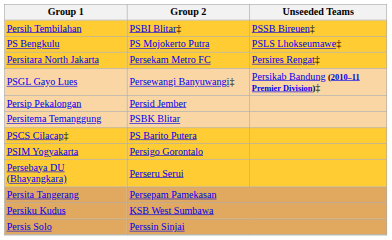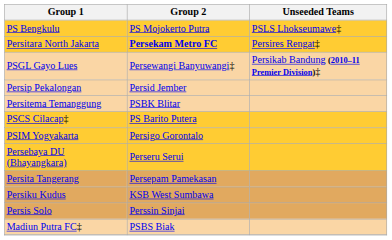- row: (44, 28)
(170, 60) normal -> (173, 44) bold
+ row: (44, 227)
